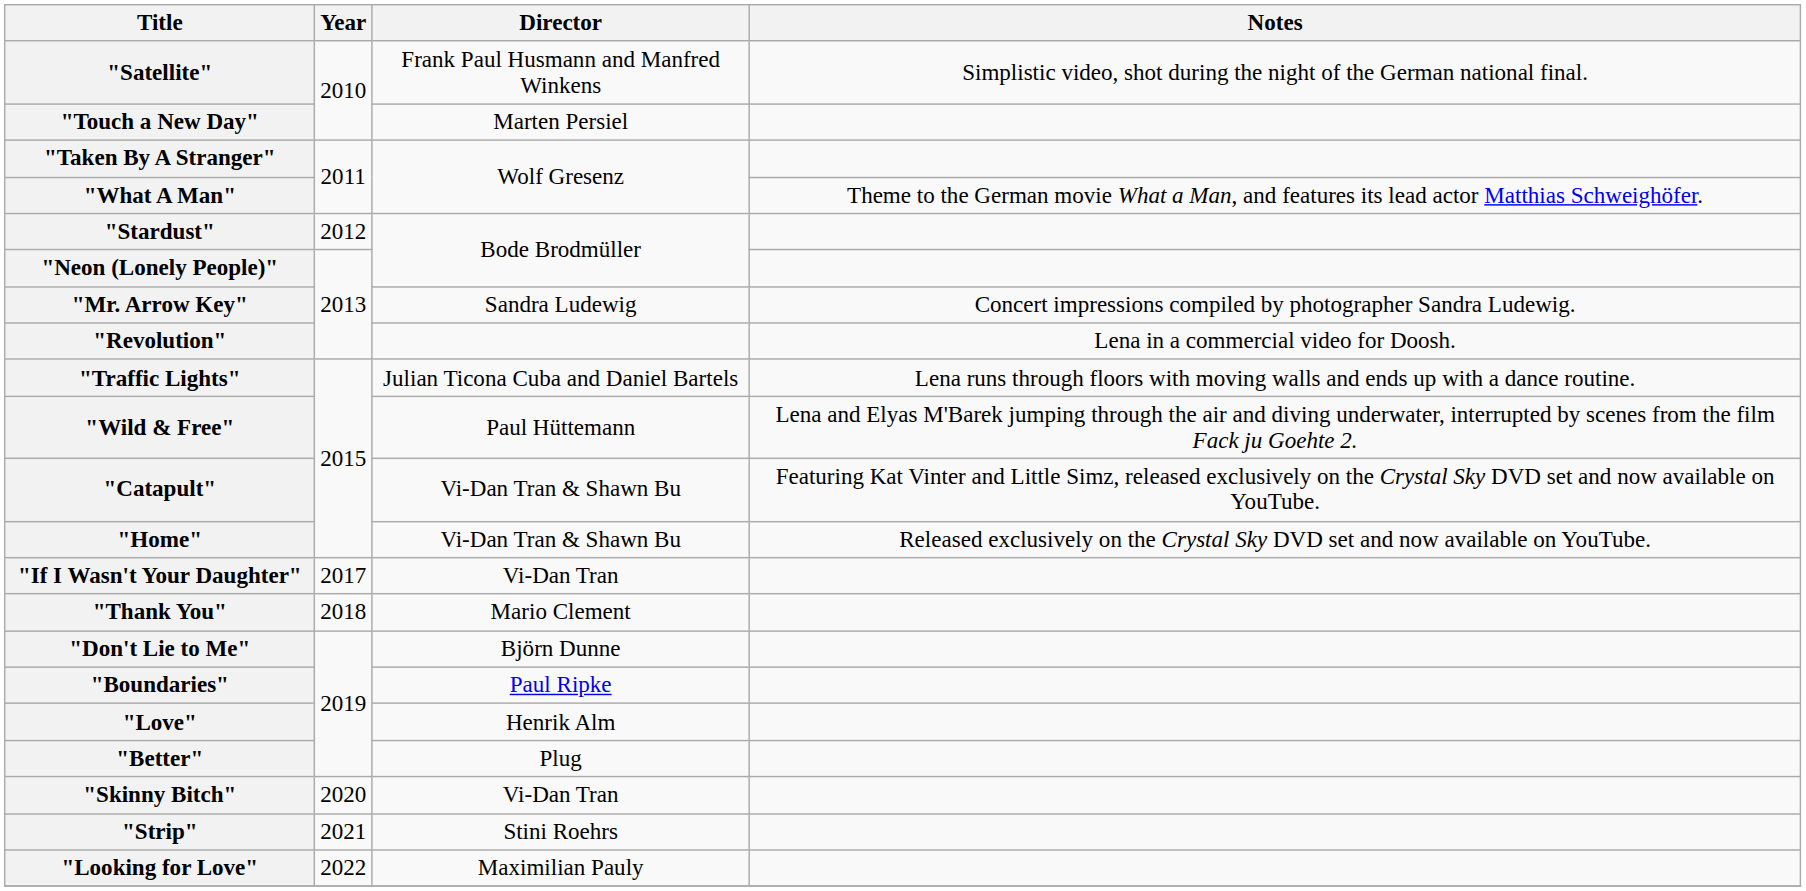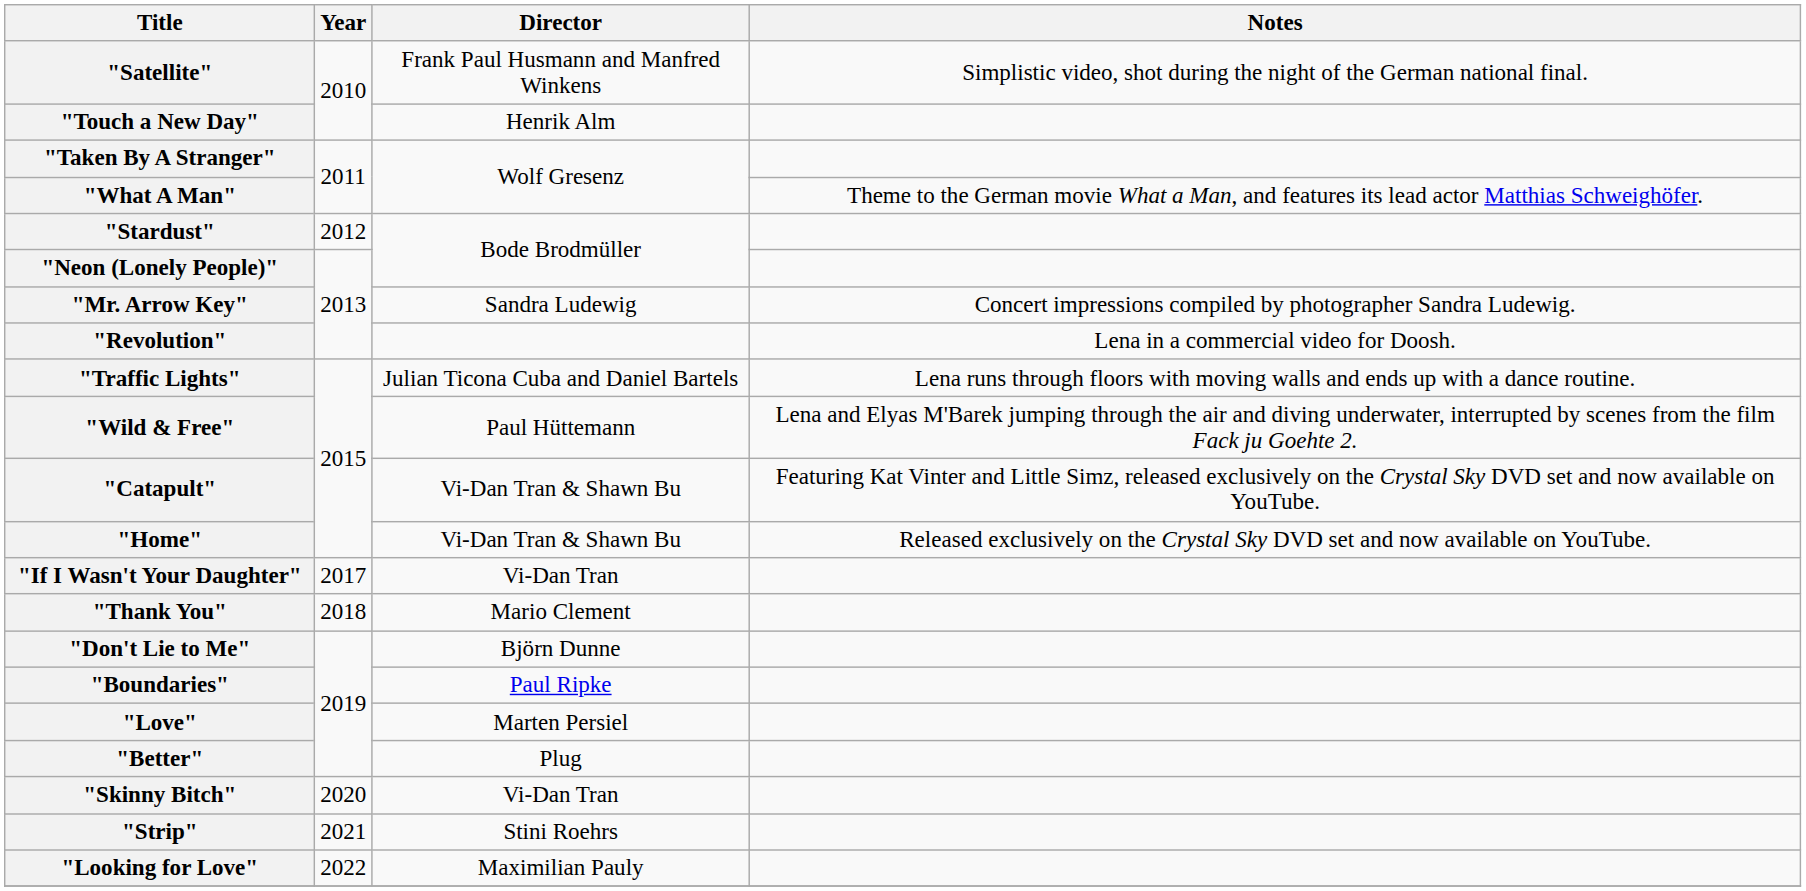(561, 121) Marten Persiel -> (561, 121) Henrik Alm
(561, 721) Henrik Alm -> (561, 721) Marten Persiel
